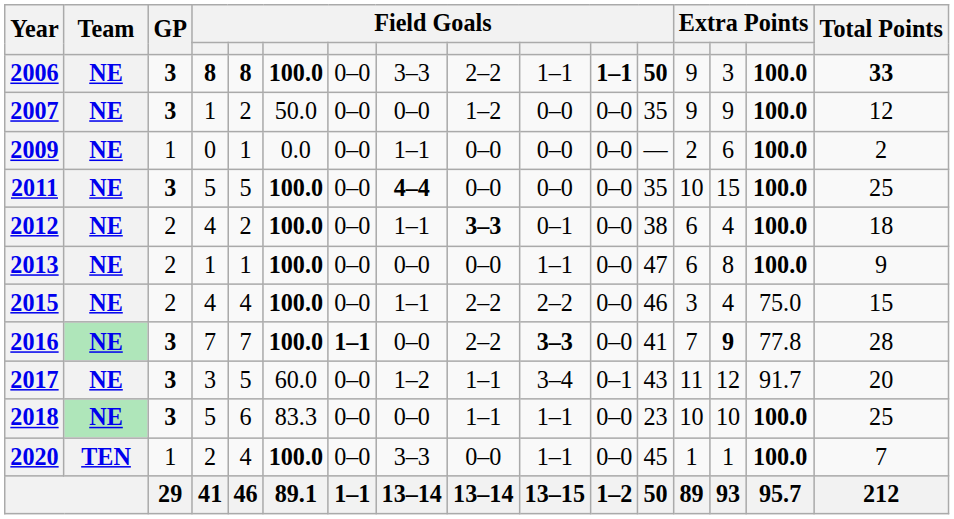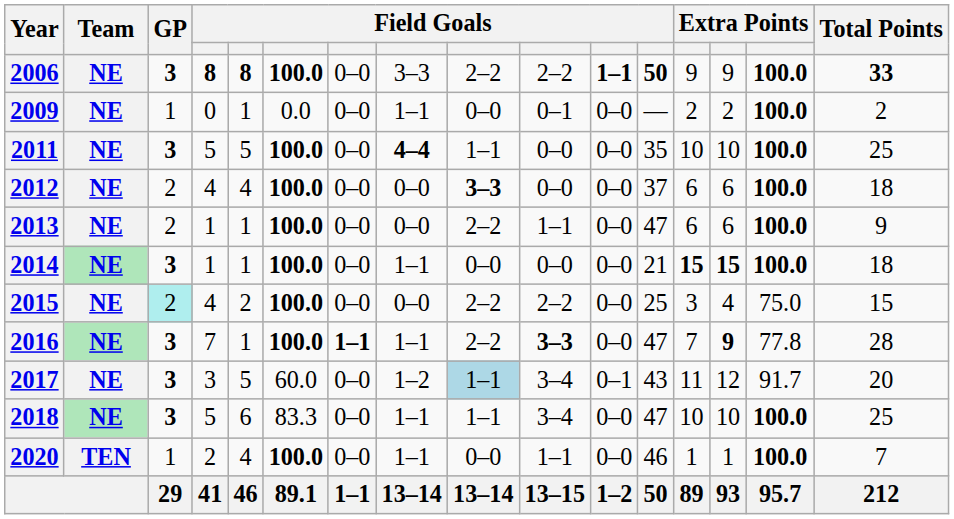(555, 73) 1–1 -> (555, 73) 2–2
(728, 73) 3 -> (728, 73) 9
- row: (34, 111)
(555, 149) 0–0 -> (555, 111) 0–1
(728, 149) 6 -> (728, 111) 2
(483, 188) 0–0 -> (483, 149) 1–1
(728, 188) 15 -> (728, 149) 10
(245, 226) 2 -> (245, 188) 4
(412, 226) 1–1 -> (412, 188) 0–0
(555, 226) 0–1 -> (555, 188) 0–0
(656, 226) 38 -> (656, 188) 37
(728, 226) 4 -> (728, 188) 6
(483, 264) 0–0 -> (483, 226) 2–2
(728, 264) 8 -> (728, 226) 6
+ row: (34, 264)
(170, 303) no background -> (170, 303) paleturquoise background
(245, 303) 4 -> (245, 303) 2
(412, 303) 1–1 -> (412, 303) 0–0
(656, 303) 46 -> (656, 303) 25
(245, 341) 7 -> (245, 341) 1
(412, 341) 0–0 -> (412, 341) 1–1
(656, 341) 41 -> (656, 341) 47
(483, 379) no background -> (483, 379) lightblue background
(412, 417) 0–0 -> (412, 417) 1–1
(555, 417) 1–1 -> (555, 417) 3–4
(656, 417) 23 -> (656, 417) 47
(412, 456) 3–3 -> (412, 456) 1–1
(656, 456) 45 -> (656, 456) 46
